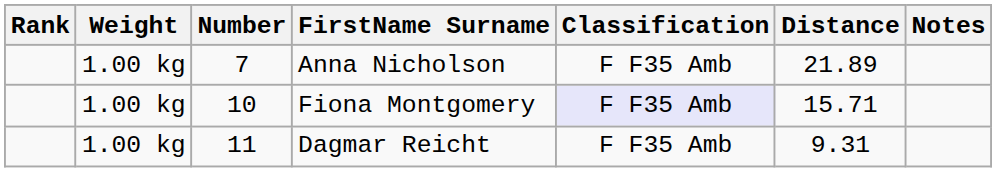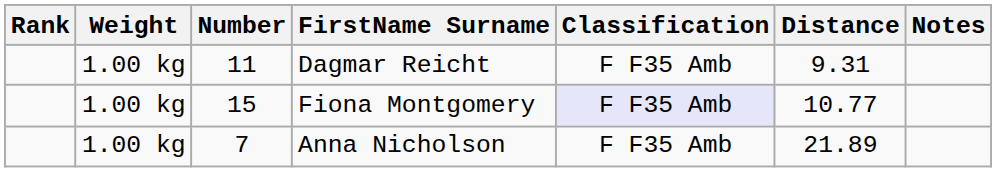rows swapped: (402, 65) <-> (394, 146)
(242, 106) 10 -> (242, 106) 15
(840, 106) 15.71 -> (840, 106) 10.77
